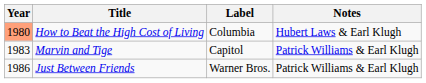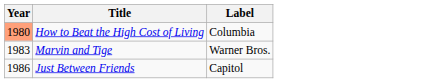- column: (347, 13)
(226, 50) Capitol -> (240, 50) Warner Bros.
(240, 68) Warner Bros. -> (226, 68) Capitol
